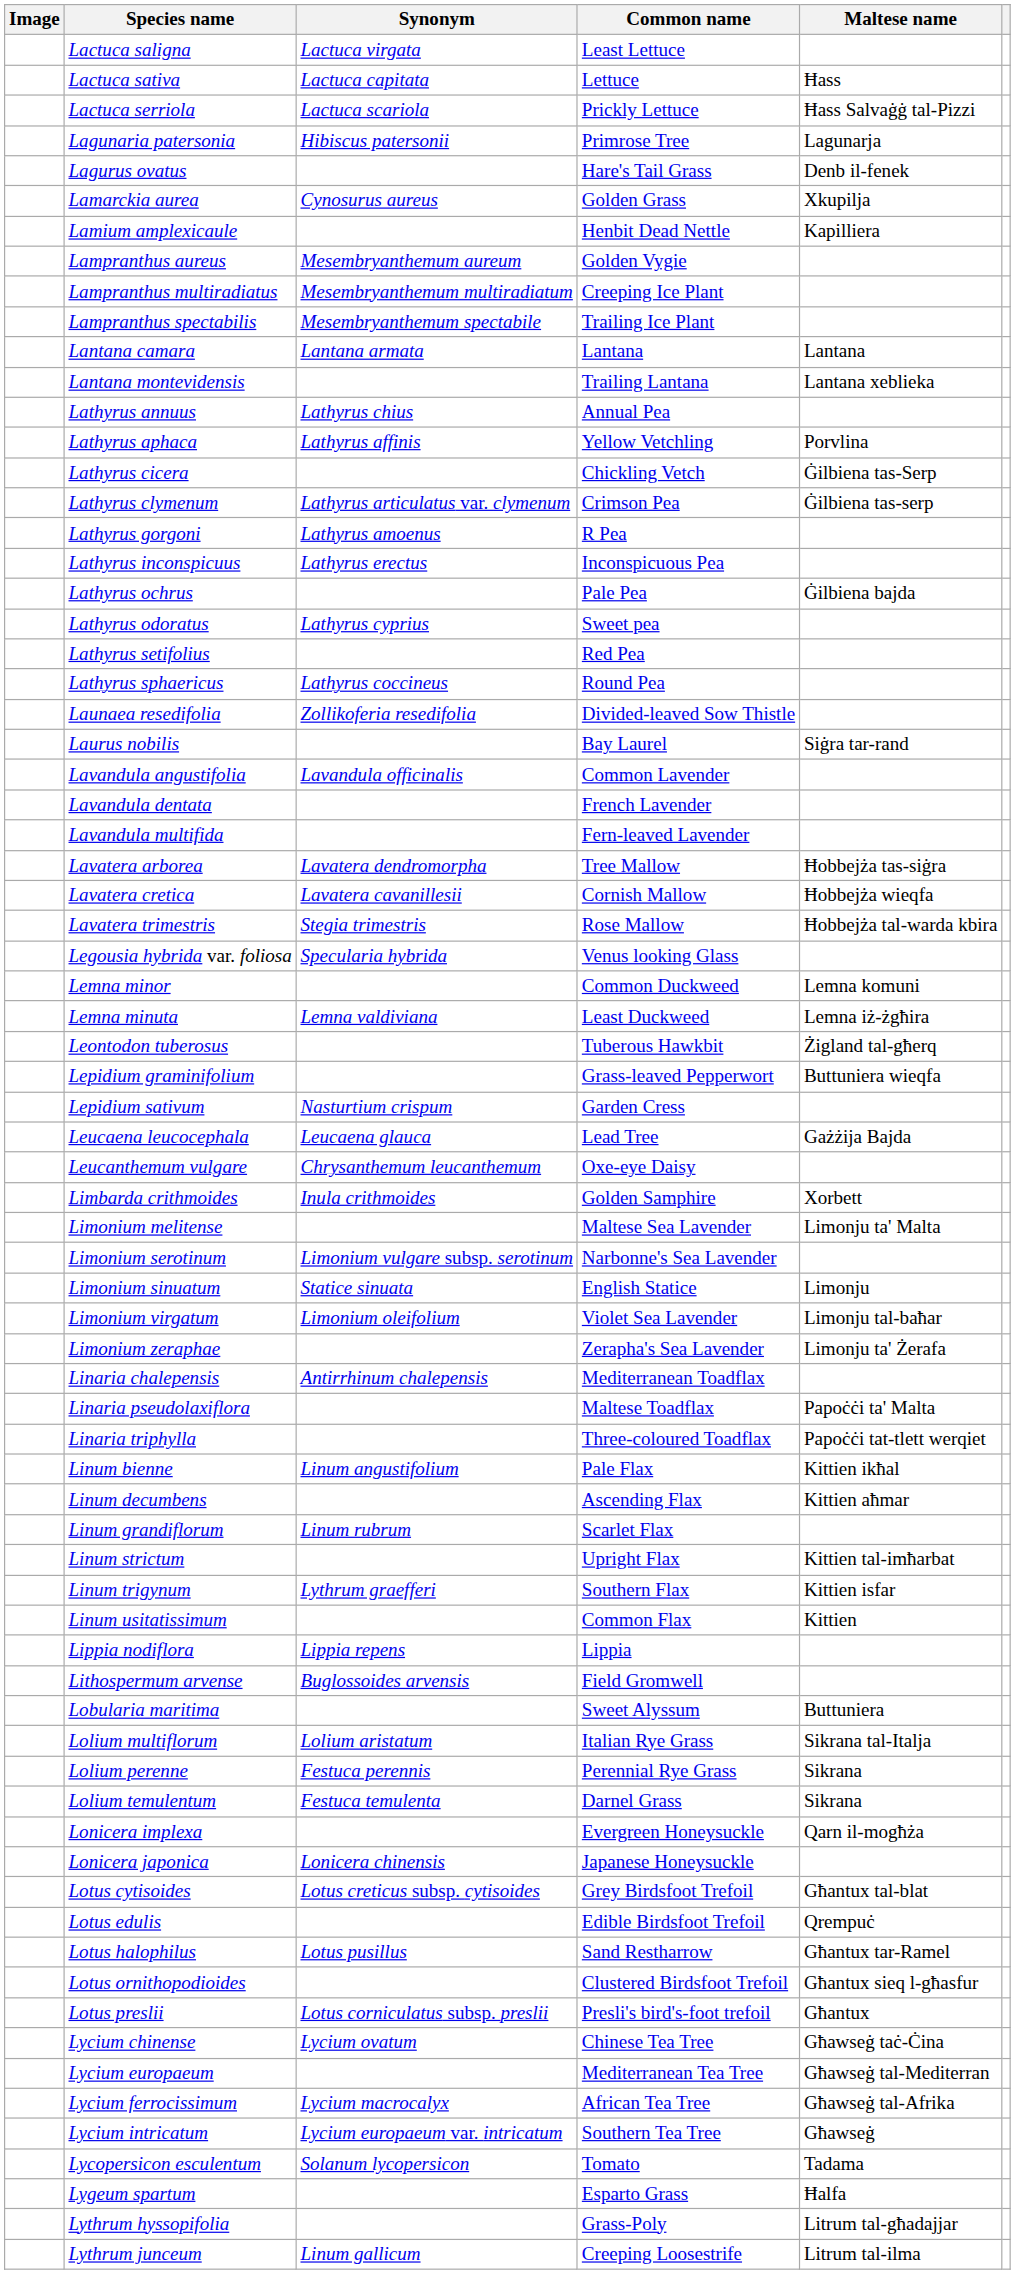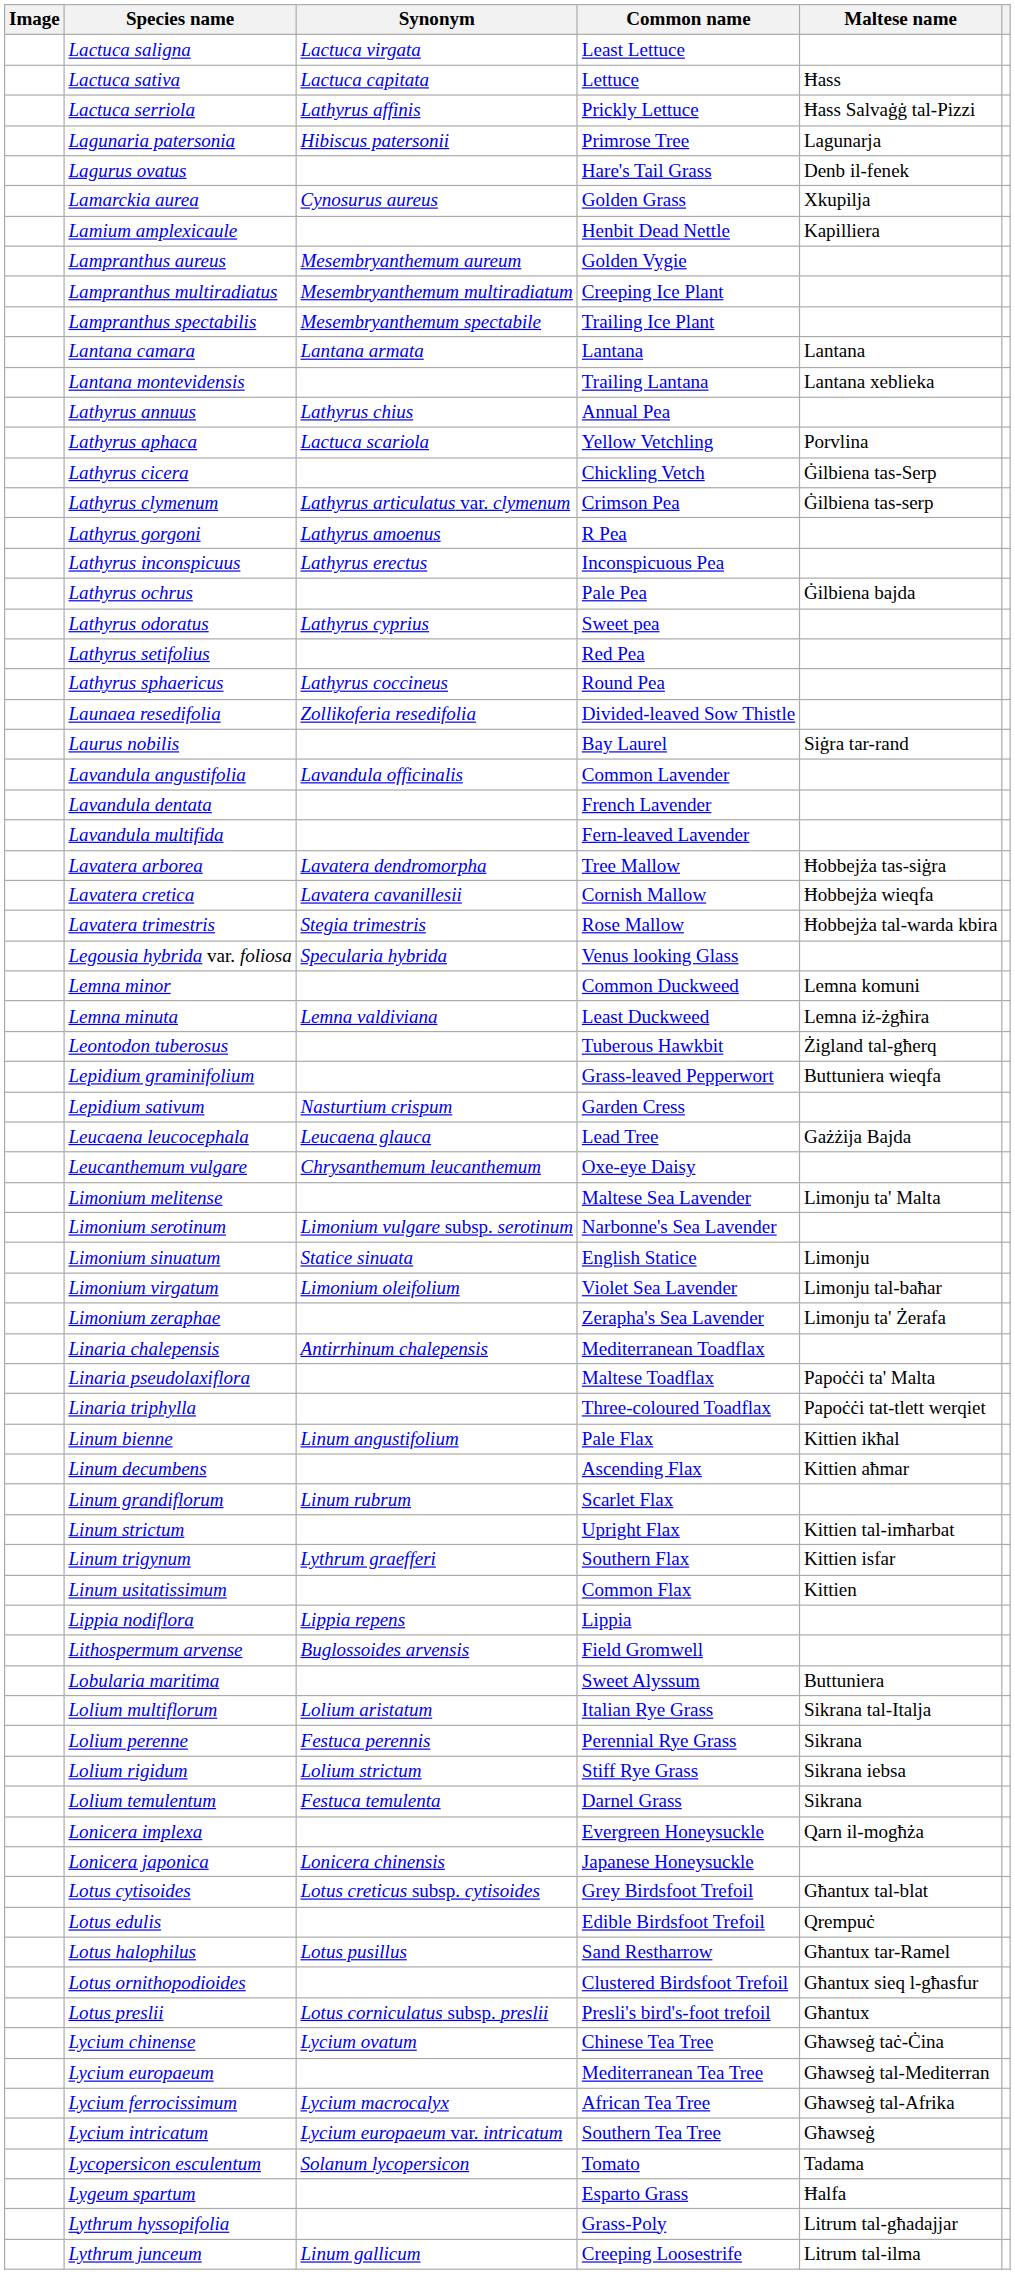(365, 110) Lactuca scariola -> (361, 110) Lathyrus affinis
(361, 442) Lathyrus affinis -> (365, 442) Lactuca scariola
- row: (153, 1197)
+ row: (128, 1770)
